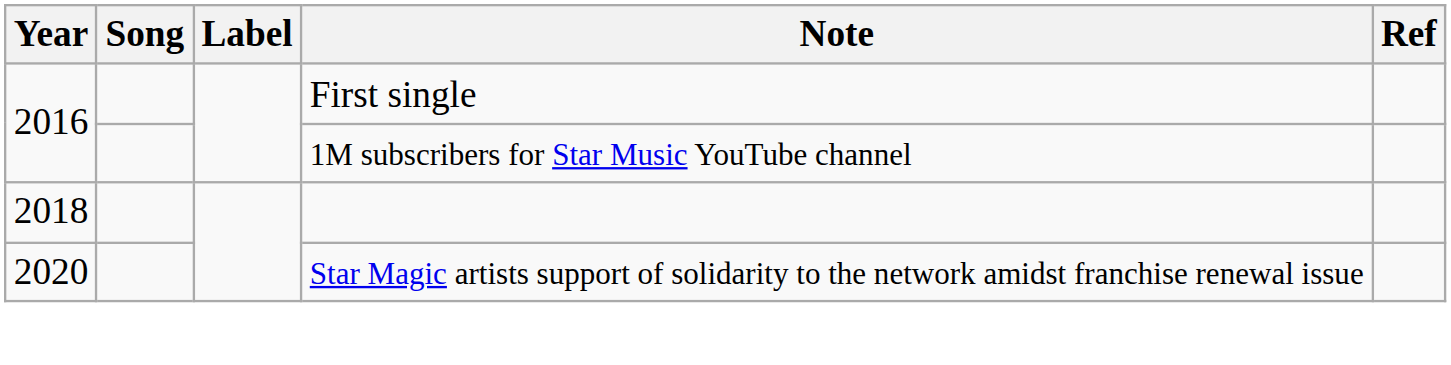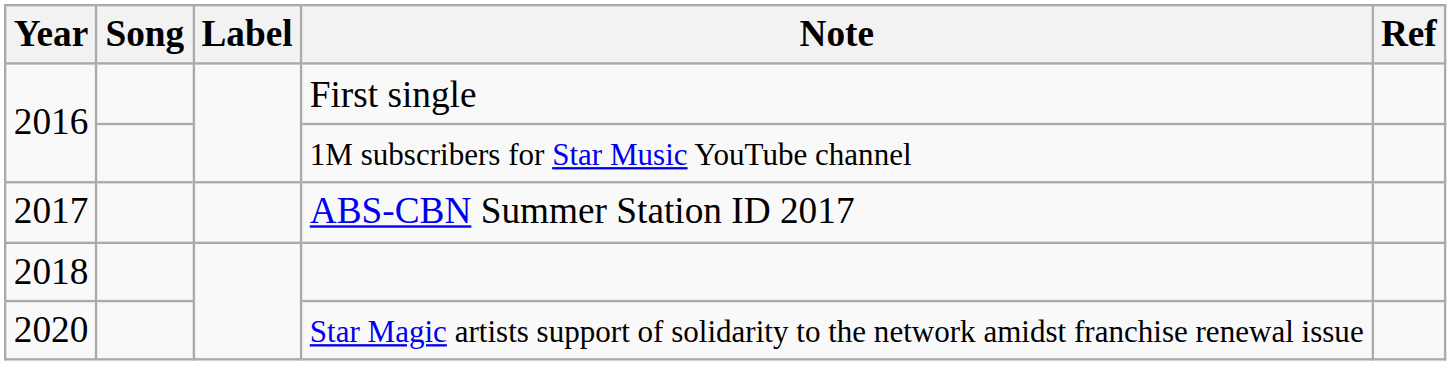+ row: (582, 211)
